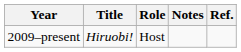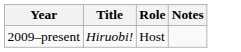- column: (222, 15)
